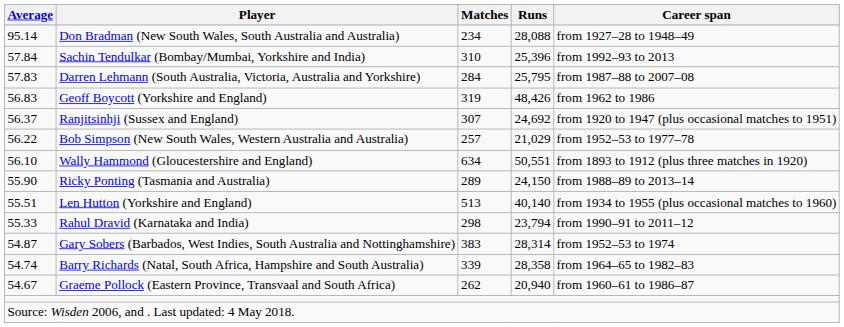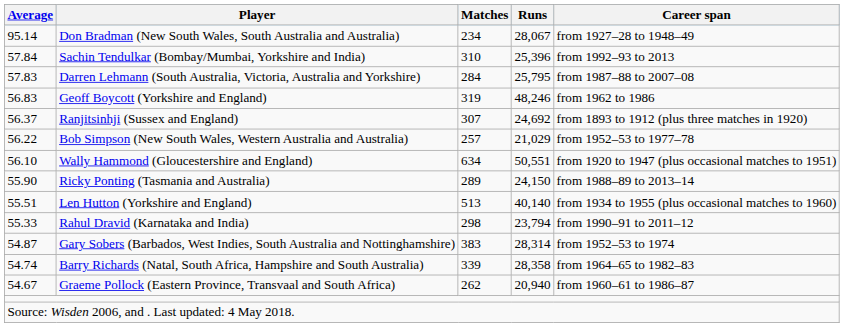(533, 35) 28,088 -> (533, 35) 28,067
(533, 98) 48,426 -> (533, 98) 48,246
(697, 118) from 1920 to 1947 (plus occasional matches to 1951) -> (682, 118) from 1893 to 1912 (plus three matches in 1920)
(682, 160) from 1893 to 1912 (plus three matches in 1920) -> (697, 160) from 1920 to 1947 (plus occasional matches to 1951)
